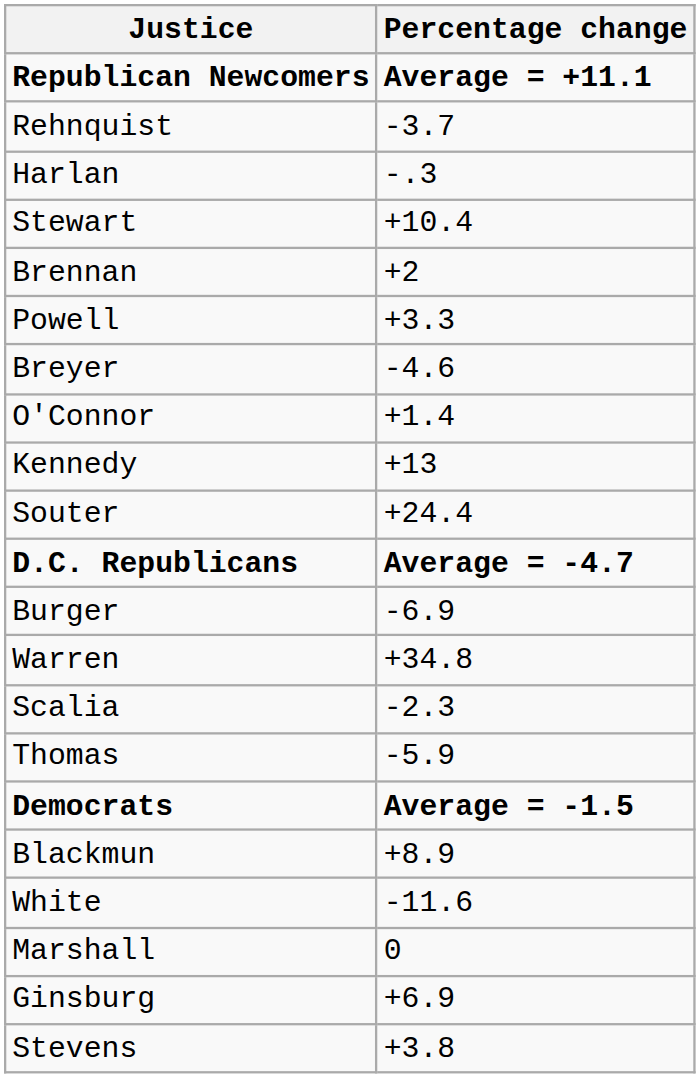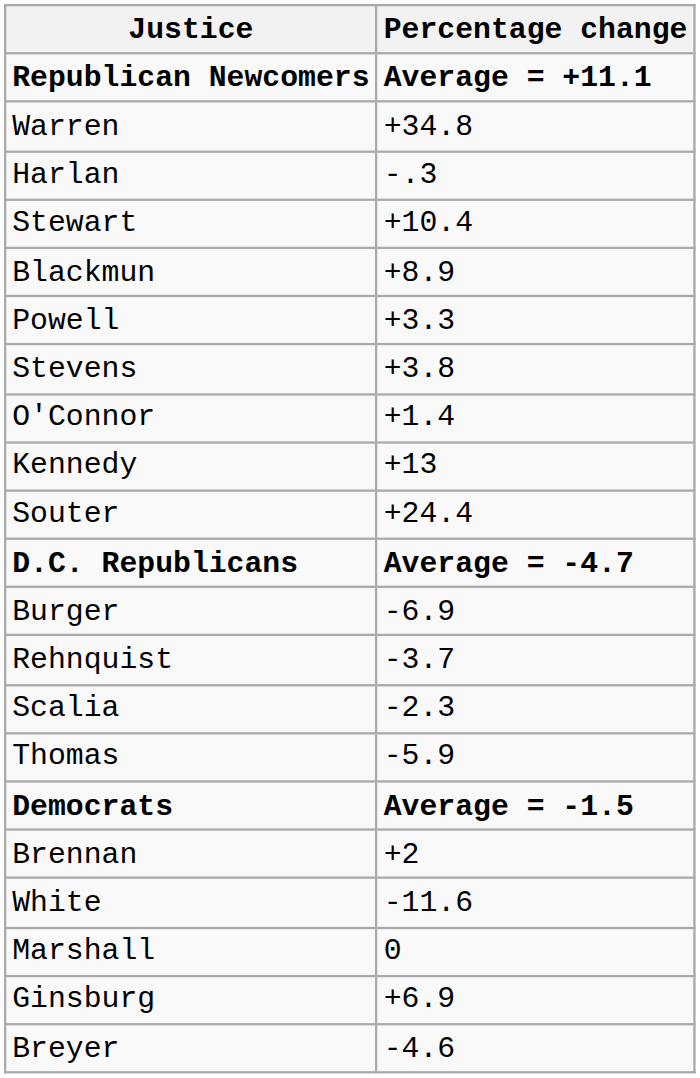rows swapped: (66, 660) <-> (93, 126)
rows swapped: (84, 854) <-> (75, 272)
rows swapped: (75, 1048) <-> (66, 369)
